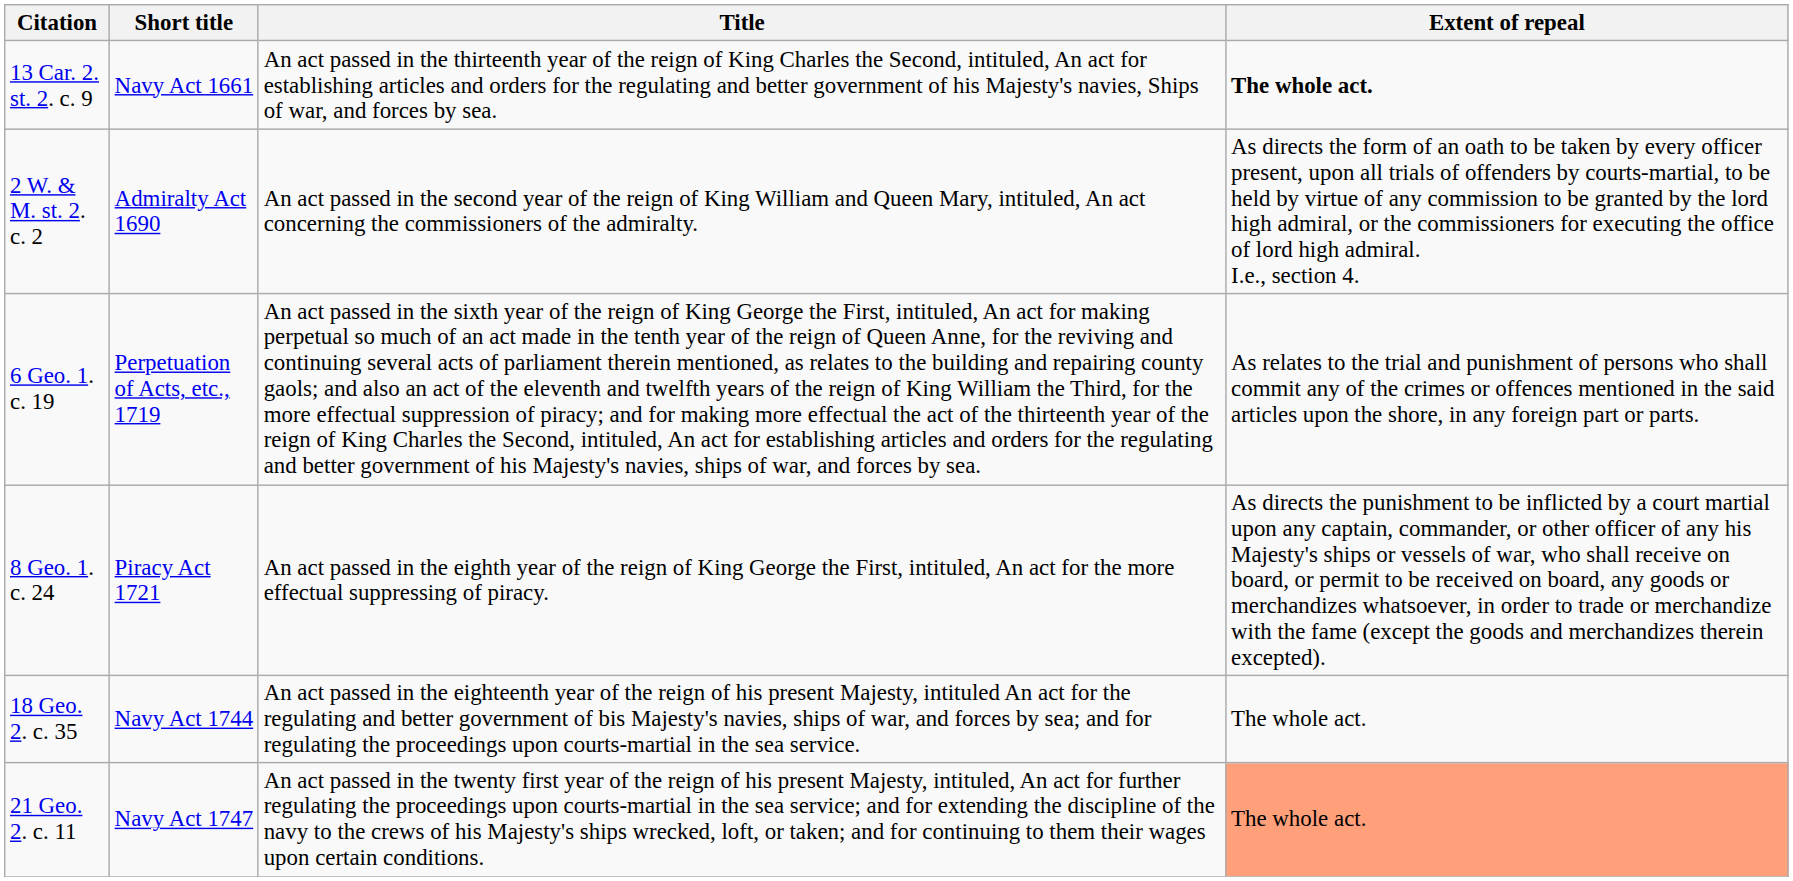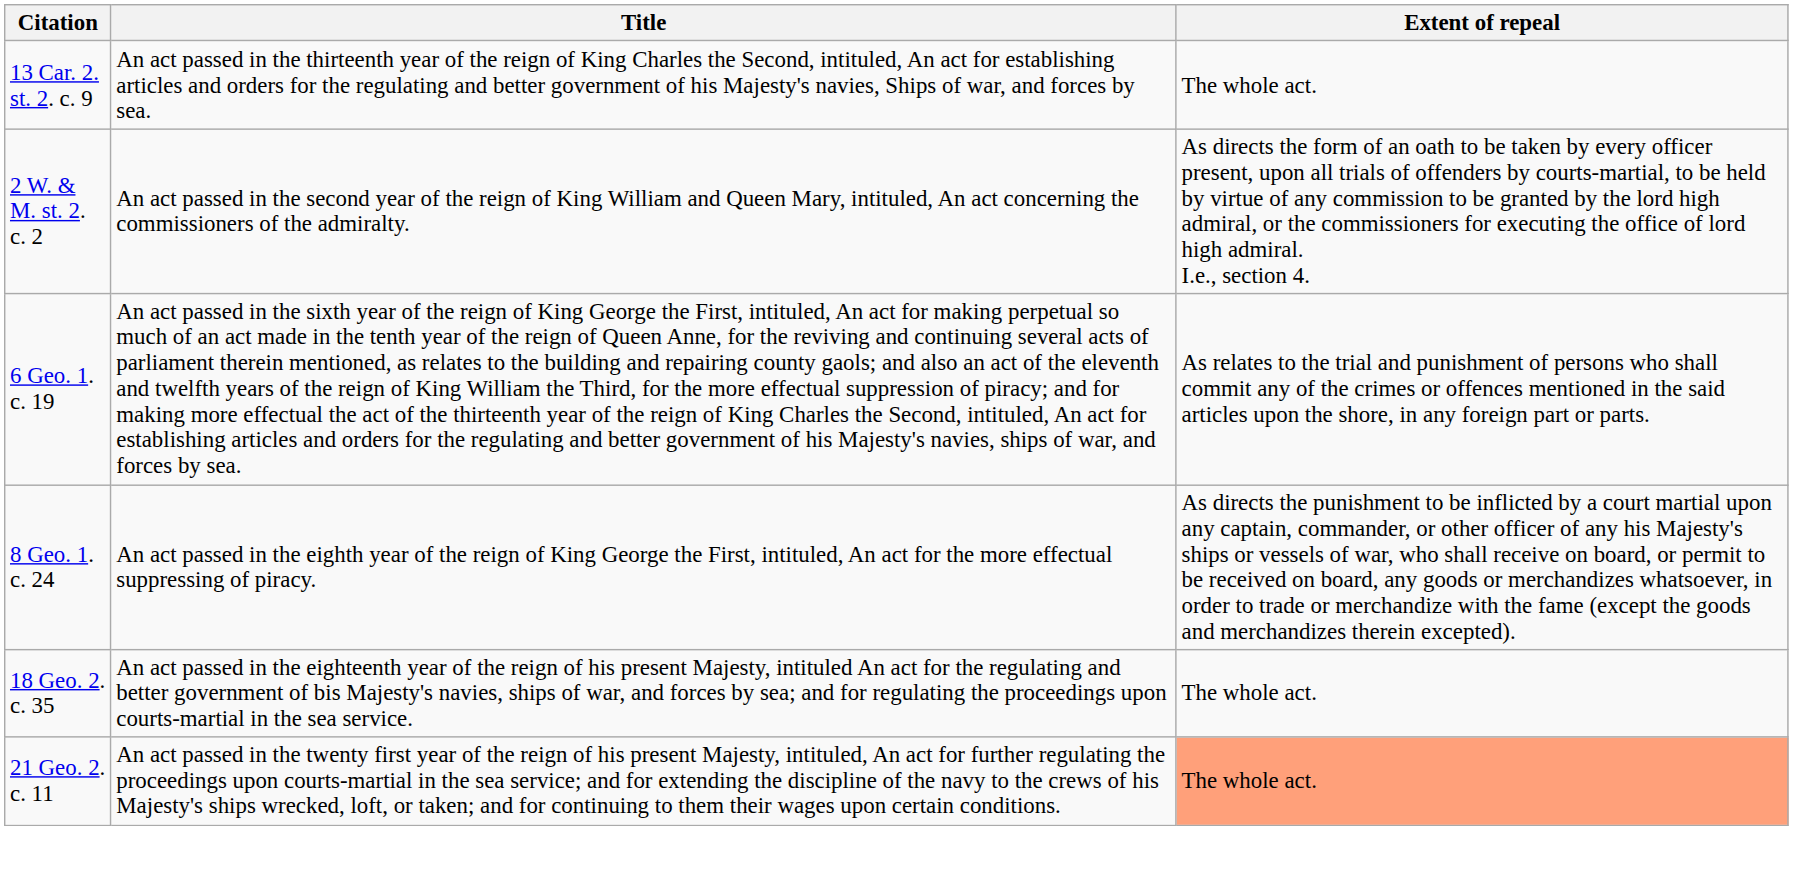- column: (184, 22)
(1302, 84) bold -> (1249, 84) normal
